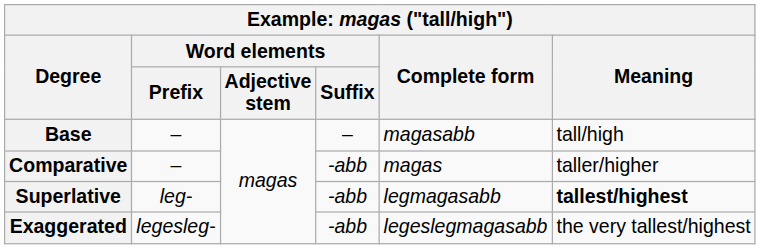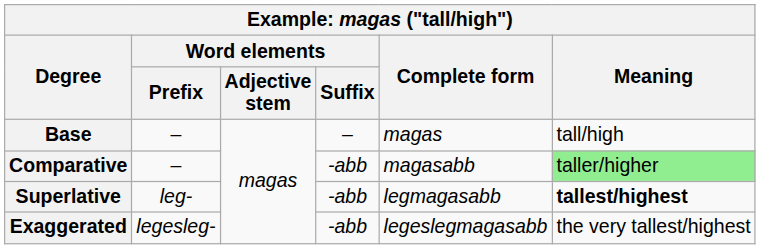(429, 134) magasabb -> (413, 134) magas
(413, 165) magas -> (429, 165) magasabb
(607, 165) no background -> (607, 165) lightgreen background
